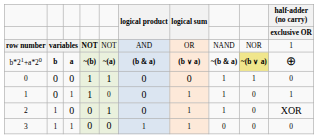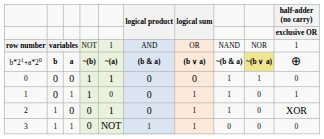(90, 46) bold -> (89, 46) normal
(109, 46) NOT -> (111, 46) 1
(109, 126) 0 -> (111, 126) NOT
